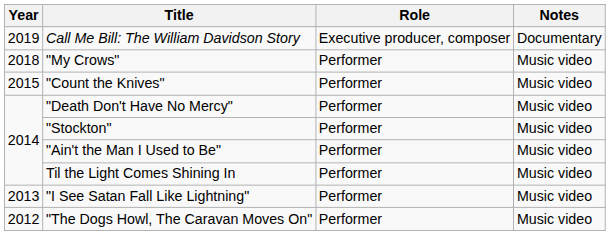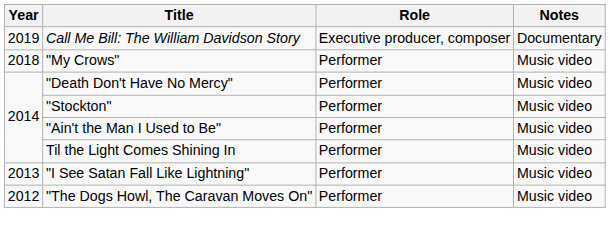- row: (105, 83)
